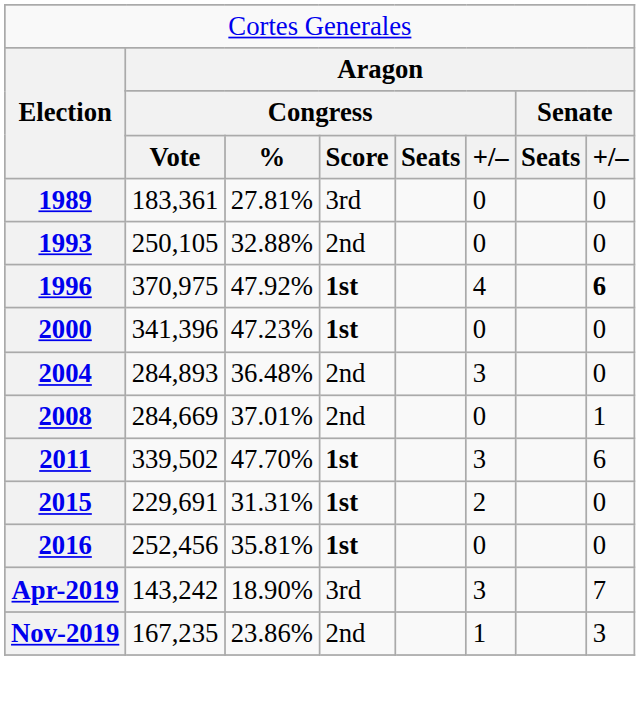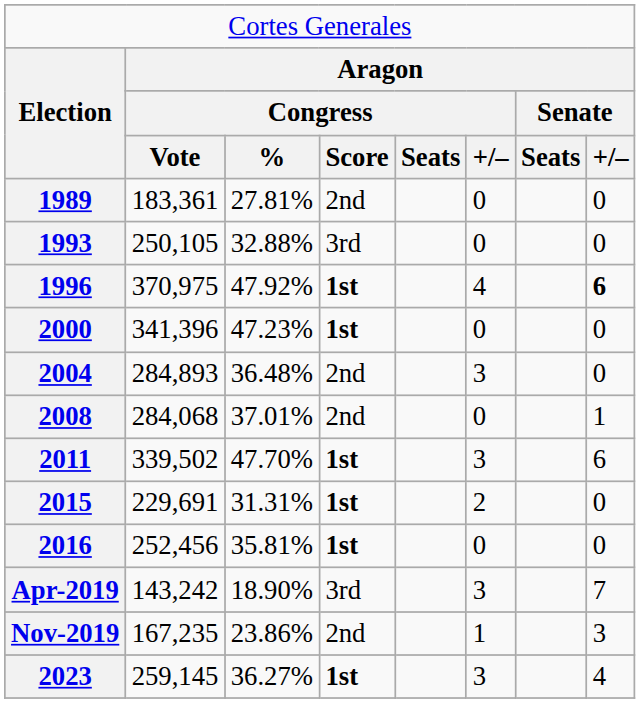(343, 198) 3rd -> (345, 198) 2nd
(345, 242) 2nd -> (343, 242) 3rd
(175, 415) 284,669 -> (175, 415) 284,068
+ row: (65, 675)
